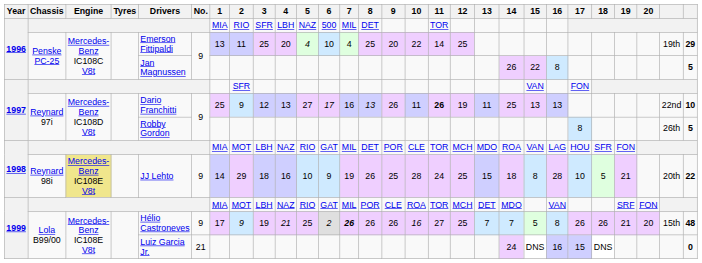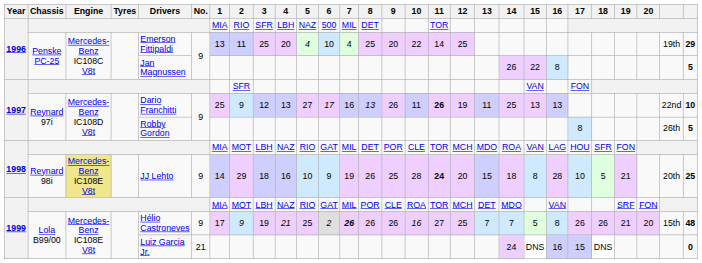(439, 176) normal -> (439, 176) bold
(463, 176) 25 -> (463, 176) 20
(690, 176) 22 -> (690, 176) 25
